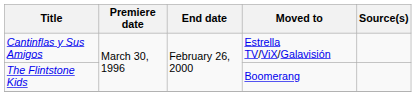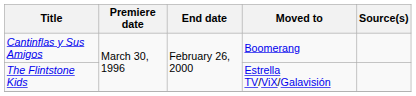(288, 48) Estrella TV/ViX/Galavisión -> (272, 48) Boomerang
(272, 77) Boomerang -> (288, 77) Estrella TV/ViX/Galavisión
